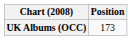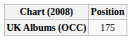(108, 27) 173 -> (108, 27) 175
